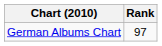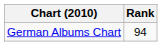(140, 31) 97 -> (140, 31) 94
